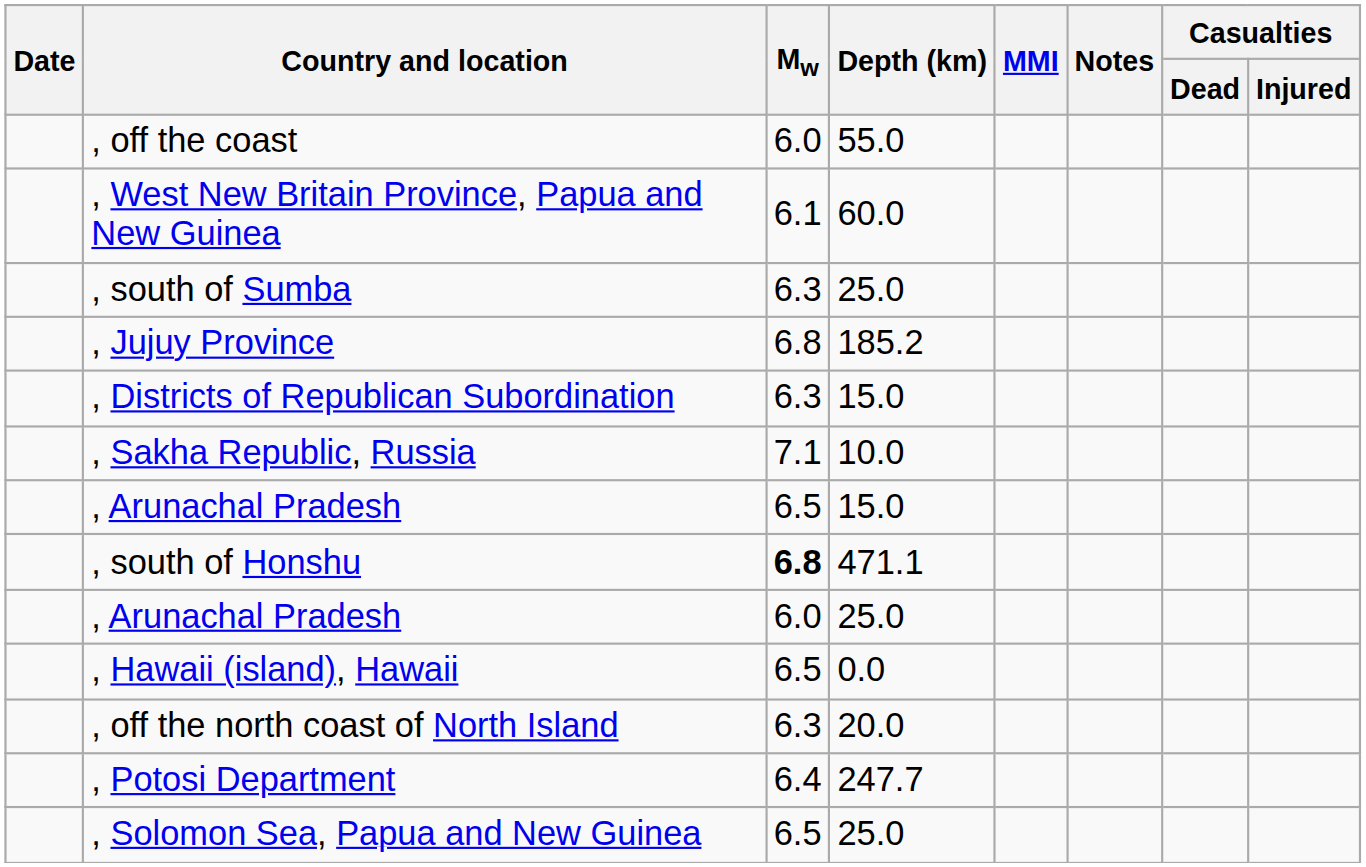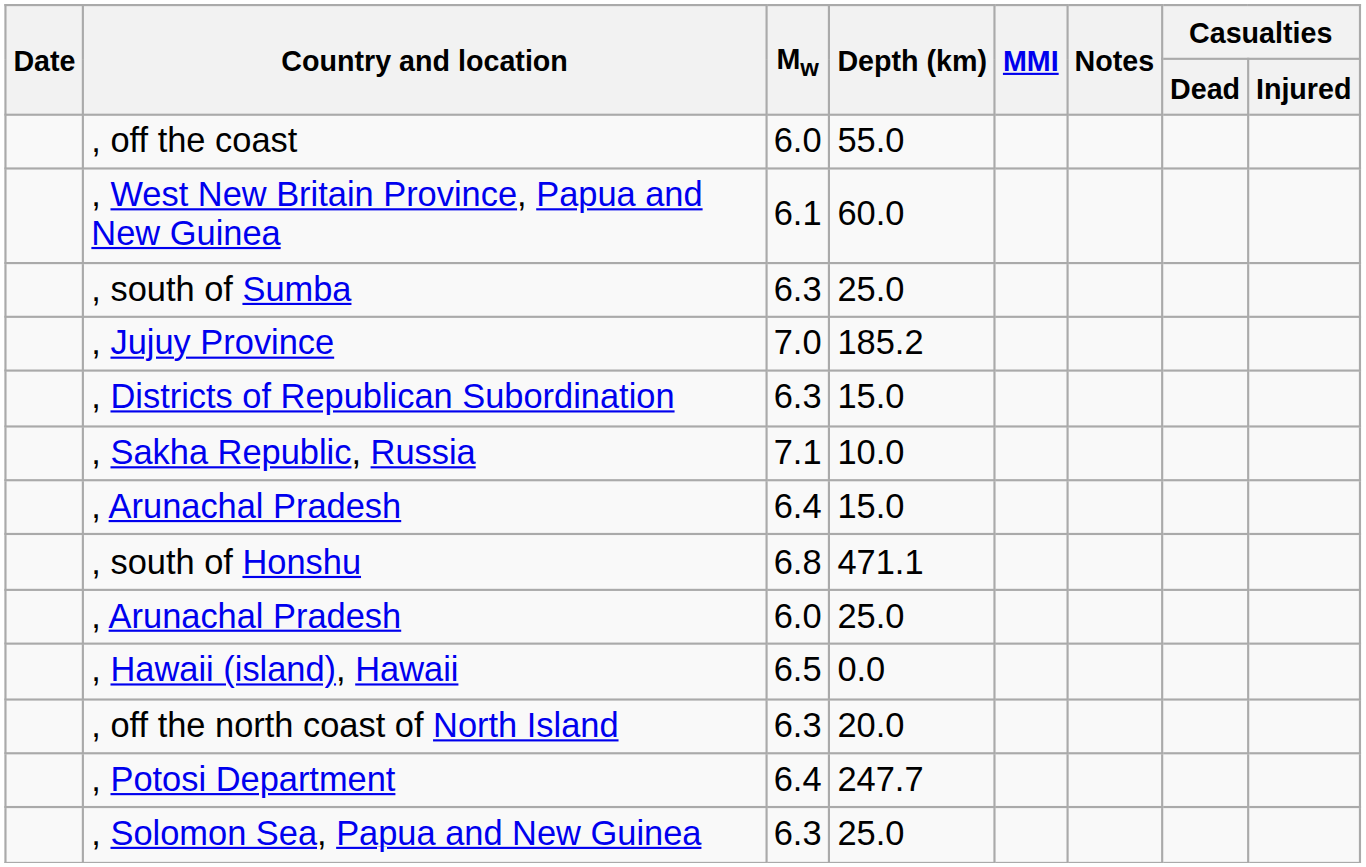(798, 343) 6.8 -> (798, 343) 7.0
(798, 506) 6.5 -> (798, 506) 6.4
(798, 561) bold -> (798, 561) normal
(798, 834) 6.5 -> (798, 834) 6.3
